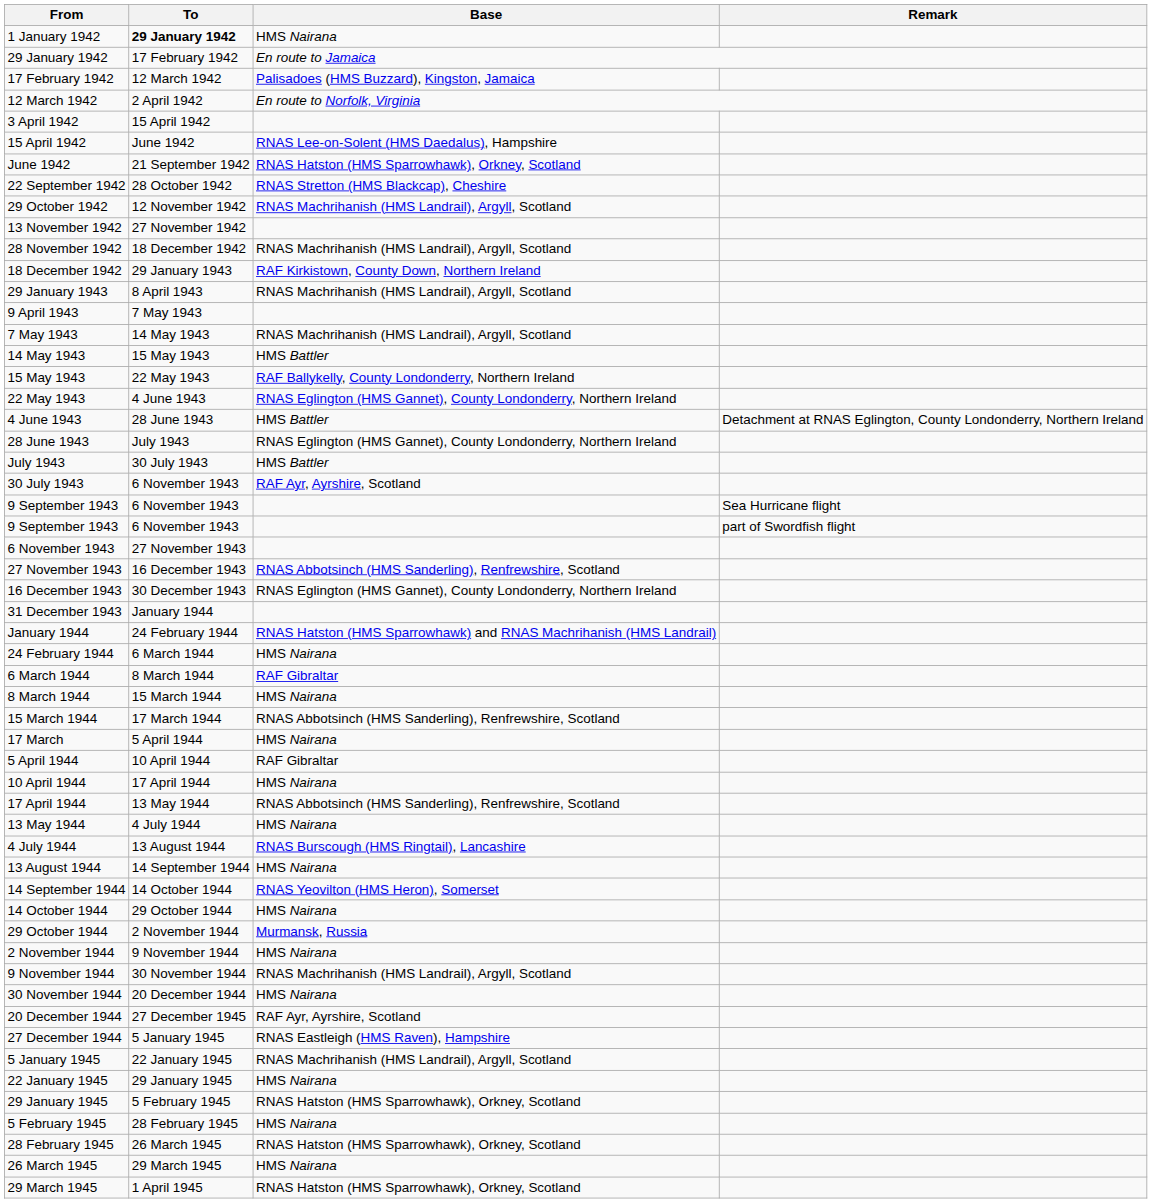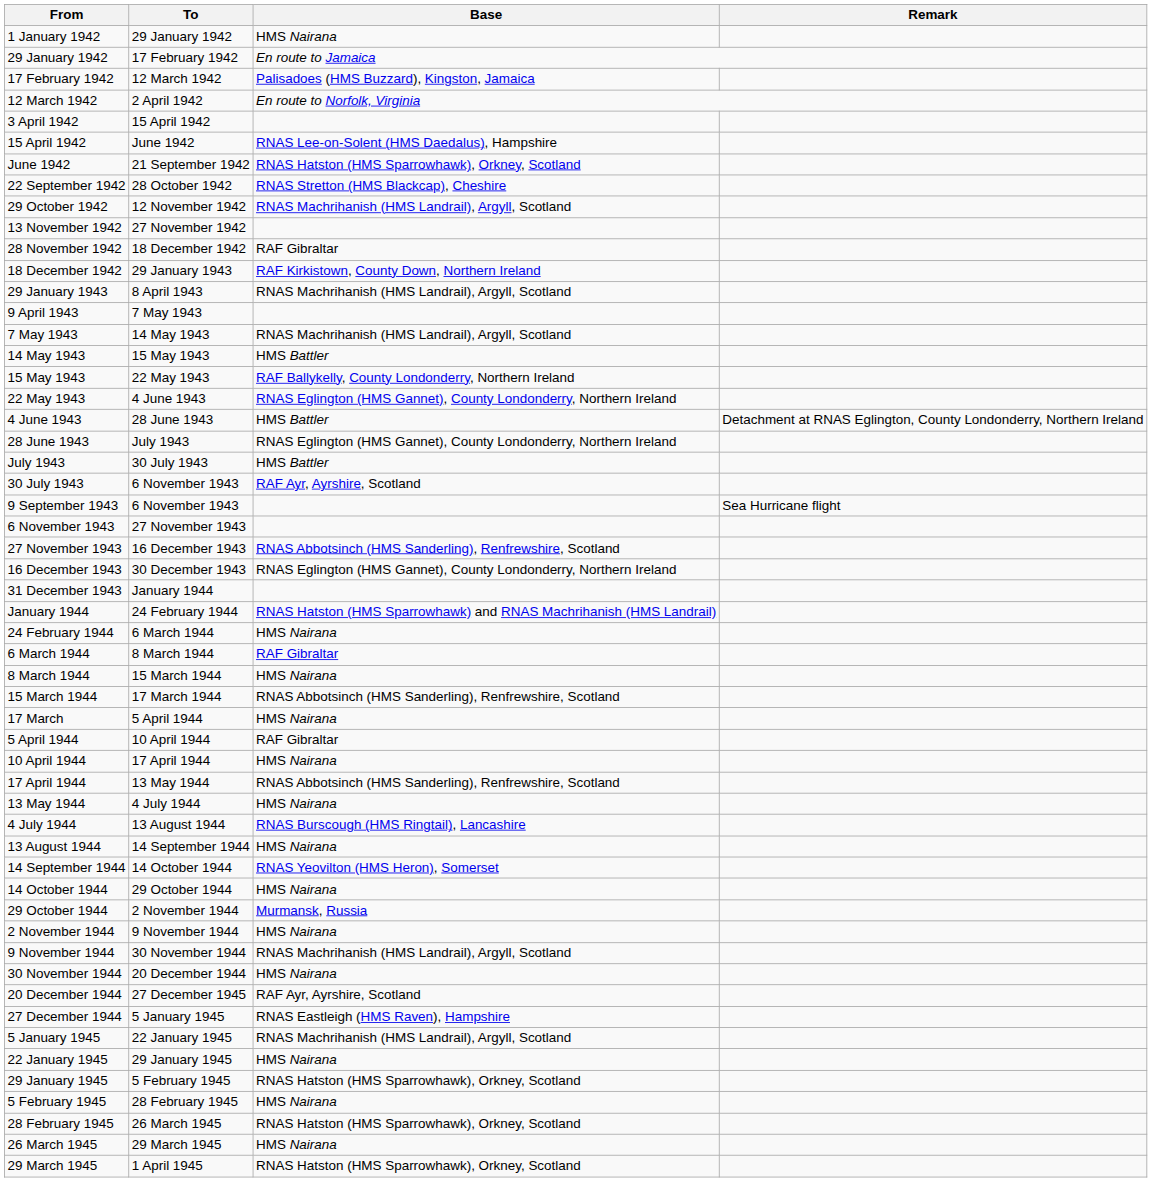(184, 36) bold -> (182, 36) normal
(414, 249) RNAS Machrihanish (HMS Landrail), Argyll, Scotland -> (297, 249) RAF Gibraltar
- row: (63, 526)
